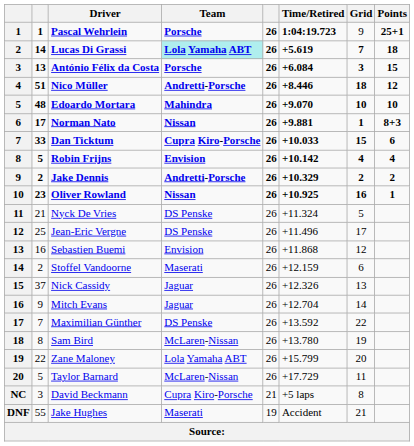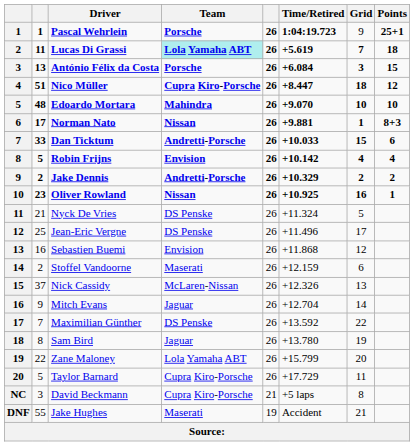(40, 49) 14 -> (40, 49) 11
(205, 85) Andretti-Porsche -> (212, 85) Cupra Kiro-Porsche
(297, 85) +8.446 -> (297, 85) +8.447
(212, 140) Cupra Kiro-Porsche -> (205, 140) Andretti-Porsche
(179, 285) Jaguar -> (201, 285) McLaren-Nissan
(201, 340) McLaren-Nissan -> (179, 340) Jaguar
(201, 376) McLaren-Nissan -> (208, 376) Cupra Kiro-Porsche
